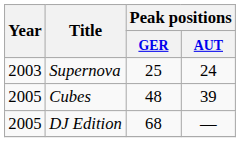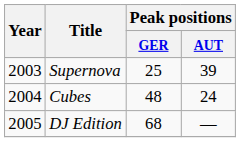(208, 70) 24 -> (208, 70) 39
(25, 96) 2005 -> (25, 96) 2004
(208, 96) 39 -> (208, 96) 24
